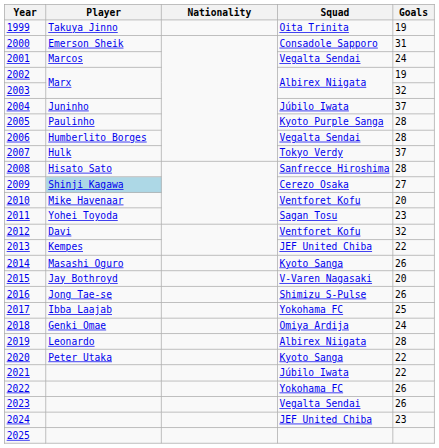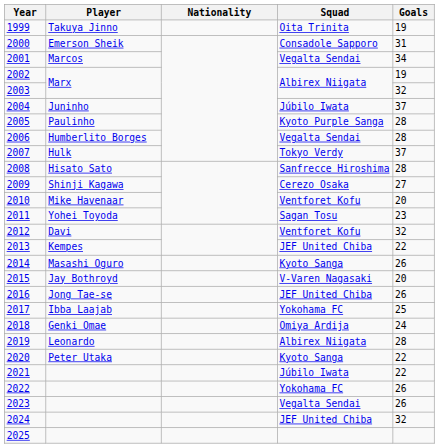(401, 59) 24 -> (401, 59) 34
(86, 185) lightblue background -> (86, 185) no background
(323, 294) Shimizu S-Pulse -> (326, 294) JEF United Chiba
(401, 420) 23 -> (401, 420) 32
